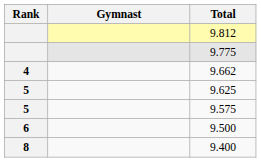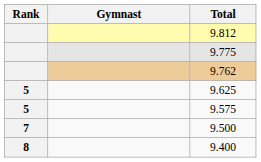+ row: (223, 71)
- row: (223, 71)
(26, 128) 6 -> (26, 128) 7
